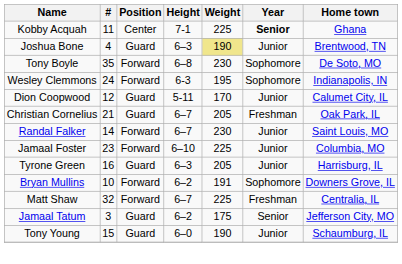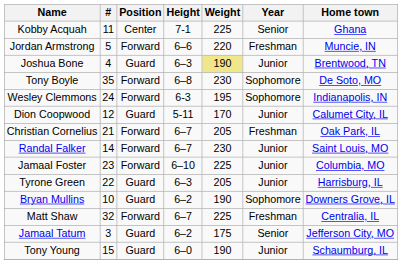(273, 30) bold -> (273, 30) normal
+ row: (52, 47)
(140, 115) Guard -> (140, 132) Forward
(108, 166) 16 -> (108, 183) 22
(140, 183) Forward -> (140, 200) Guard
(222, 183) 191 -> (222, 200) 190
